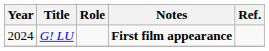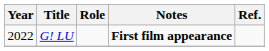(21, 35) 2024 -> (21, 35) 2022
